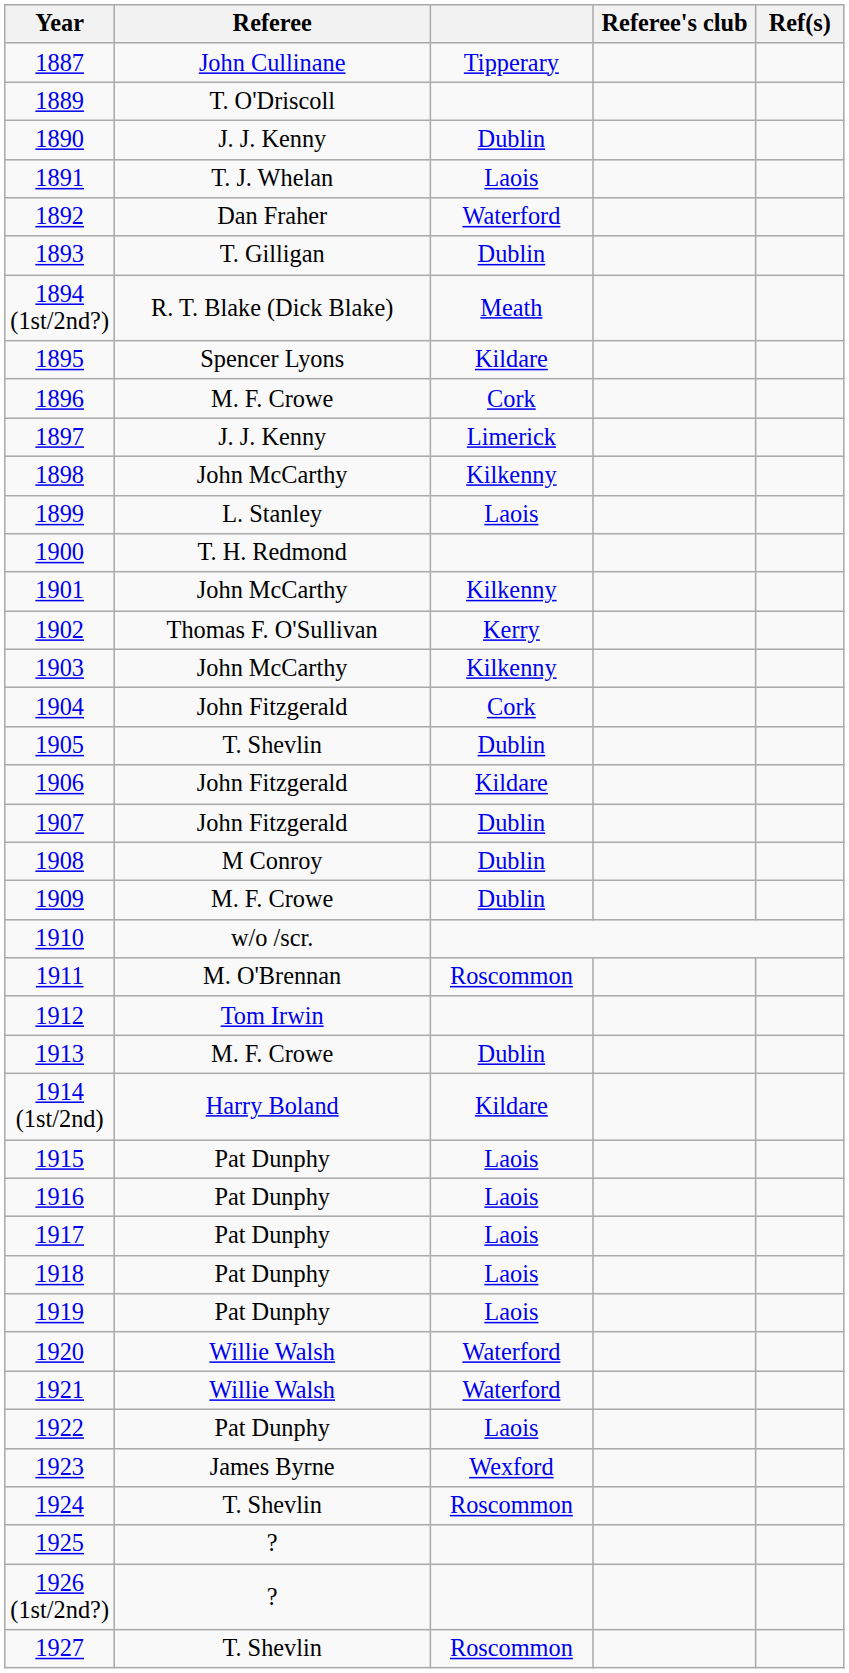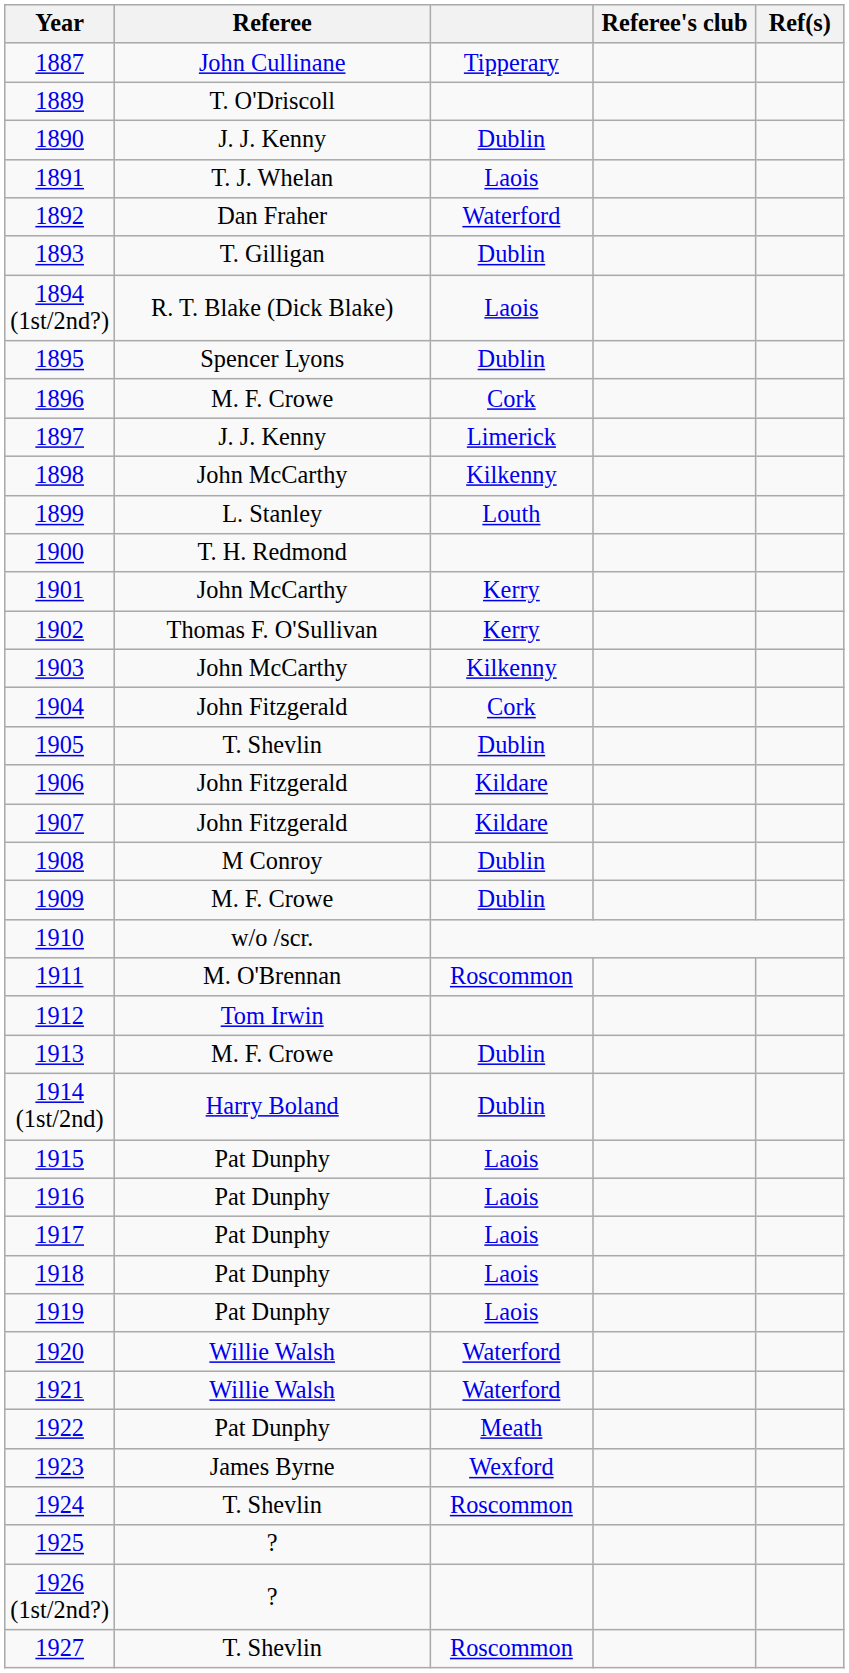(511, 307) Meath -> (511, 307) Laois
(511, 359) Kildare -> (511, 359) Dublin
(511, 513) Laois -> (511, 513) Louth
(511, 591) Kilkenny -> (511, 591) Kerry
(511, 822) Dublin -> (511, 822) Kildare
(511, 1106) Kildare -> (511, 1106) Dublin
(511, 1428) Laois -> (511, 1428) Meath
